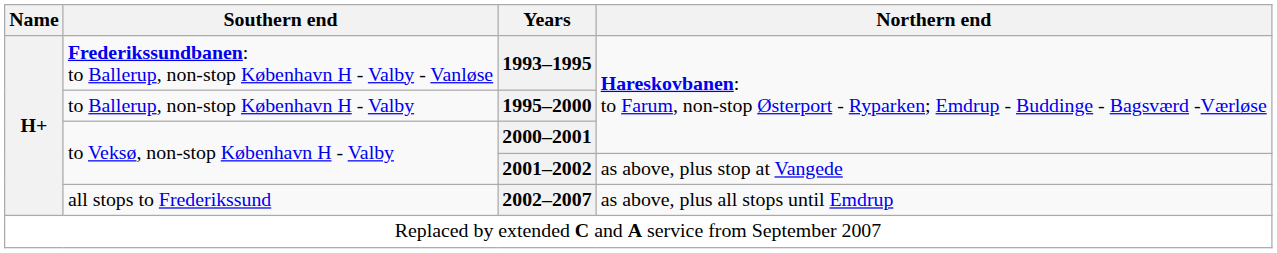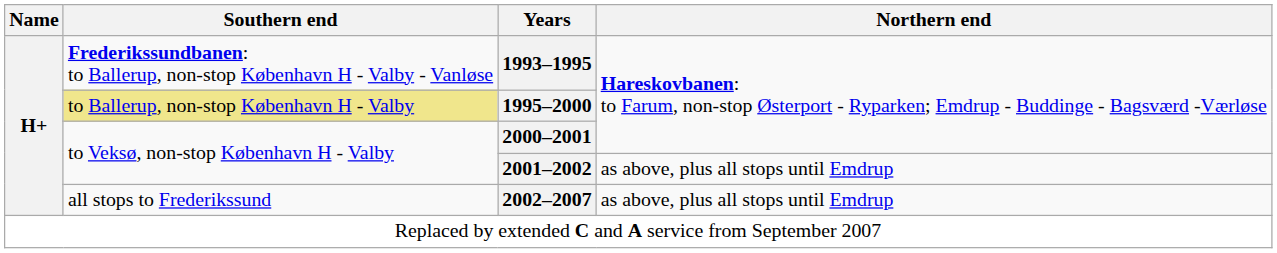(241, 105) no background -> (241, 105) khaki background
(722, 168) as above, plus stop at Vangede -> (747, 168) as above, plus all stops until Emdrup
